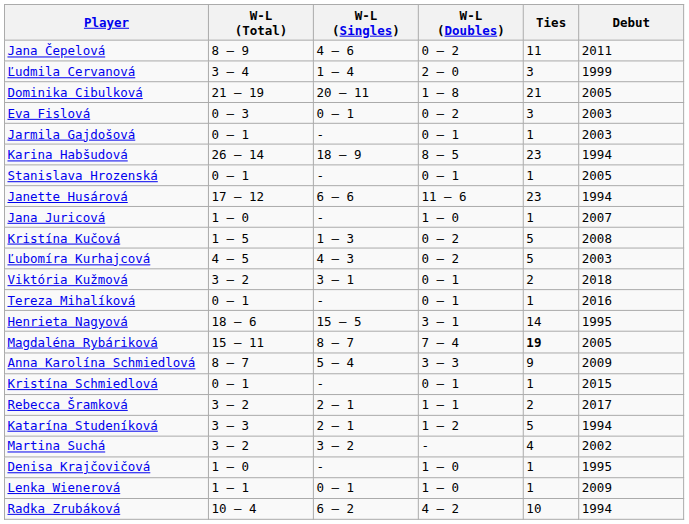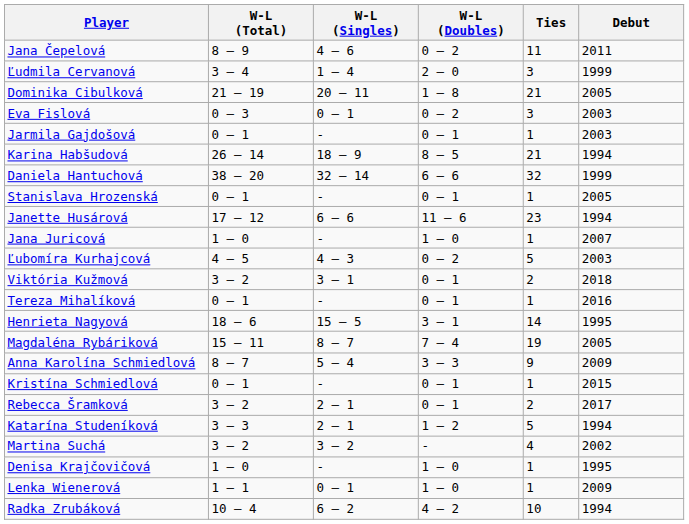(534, 154) 23 -> (534, 154) 21
+ row: (75, 175)
- row: (64, 238)
(534, 342) bold -> (534, 342) normal
(440, 404) 1 – 1 -> (440, 404) 0 – 1
